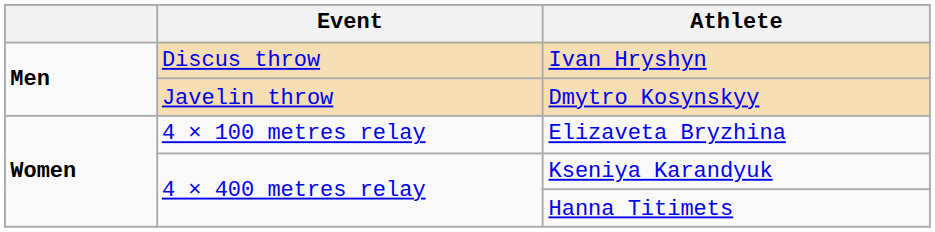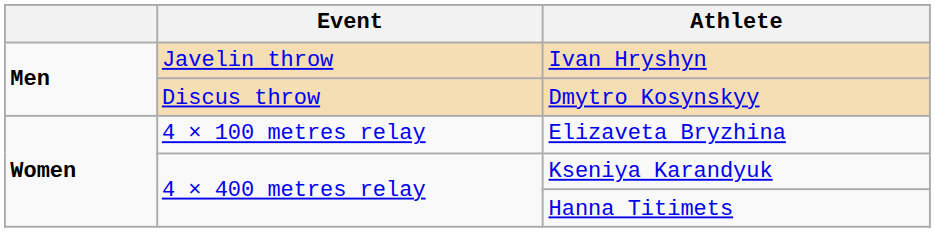(241, 60) Discus throw -> (248, 60) Javelin throw
(248, 97) Javelin throw -> (241, 97) Discus throw
